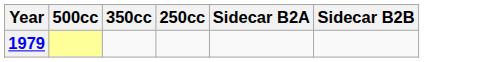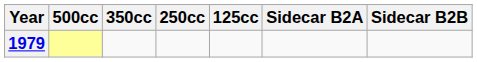+ column: (236, 17)
